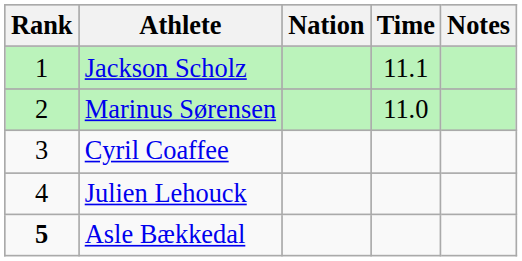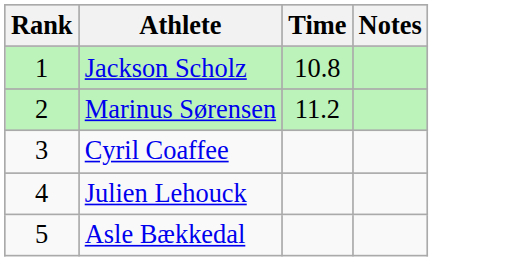- column: (326, 25)
(406, 67) 11.1 -> (317, 67) 10.8
(406, 109) 11.0 -> (317, 109) 11.2
(42, 234) bold -> (42, 234) normal
